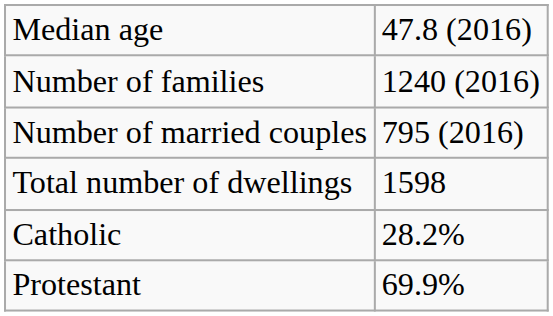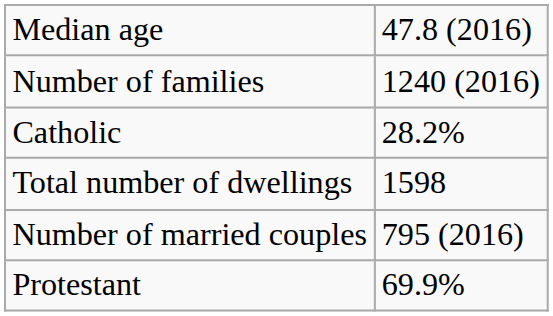rows swapped: (190, 132) <-> (67, 234)
